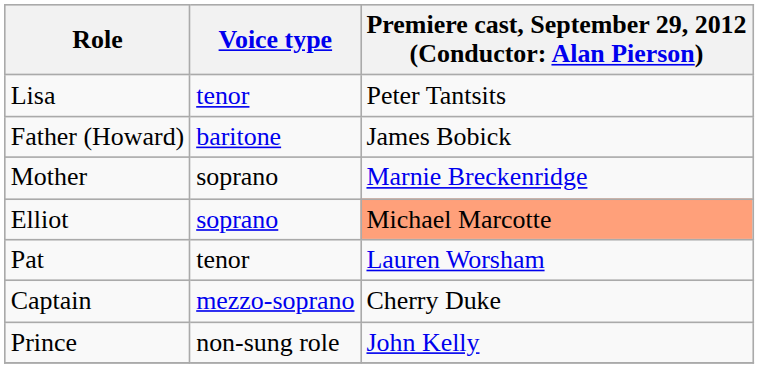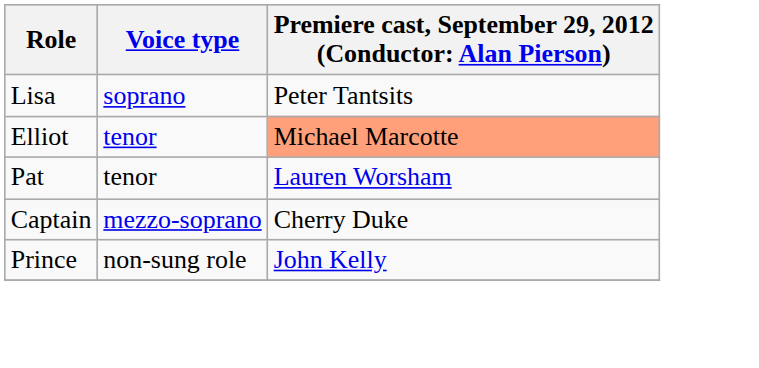(223, 95) tenor -> (144, 95) soprano
- row: (98, 136)
- row: (49, 177)
(237, 218) soprano -> (130, 136) tenor
